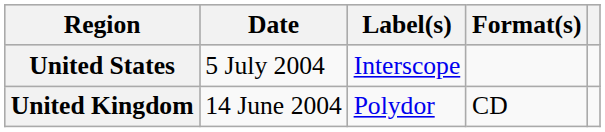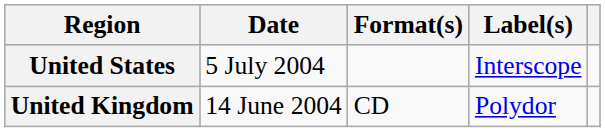columns swapped: (527, 24) <-> (407, 24)
